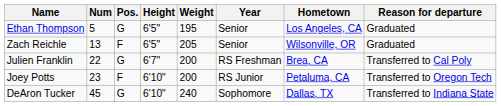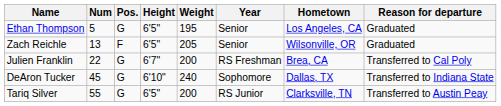- row: (31, 77)
+ row: (32, 93)
